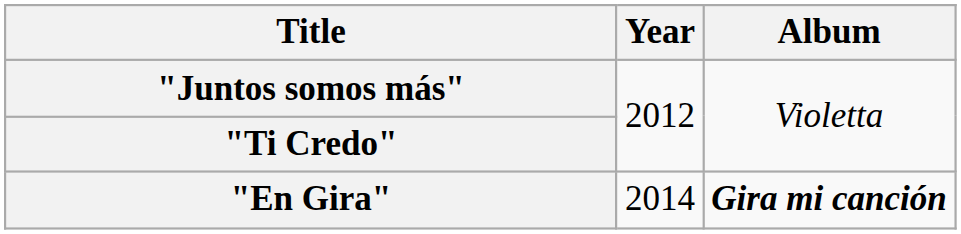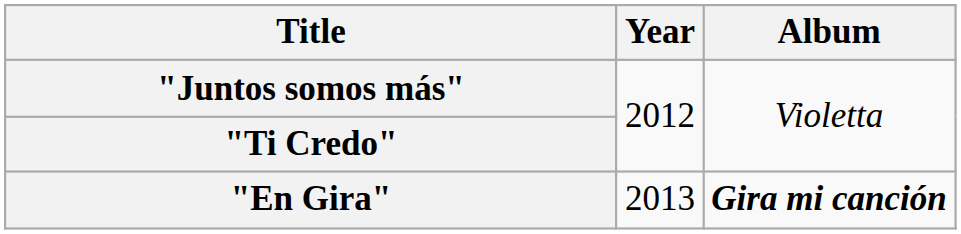(660, 198) 2014 -> (660, 198) 2013
